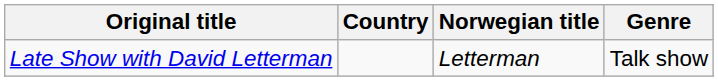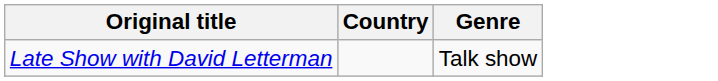- column: (519, 22)
